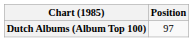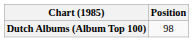(168, 28) 97 -> (168, 28) 98
